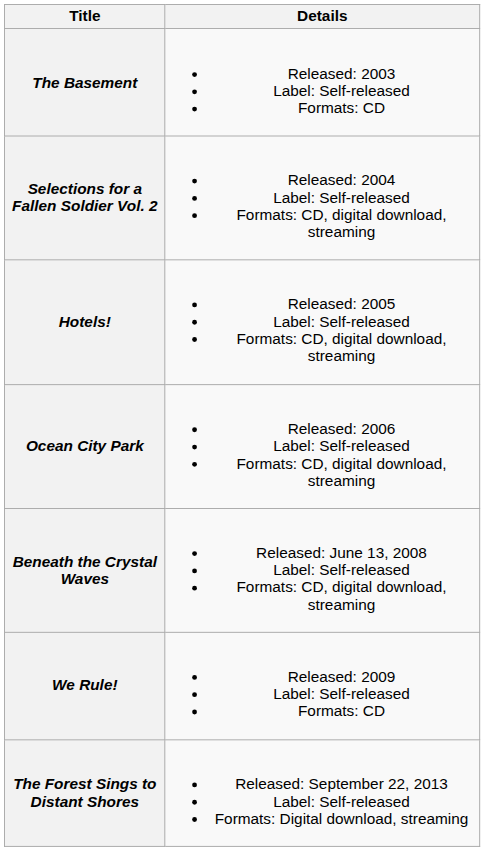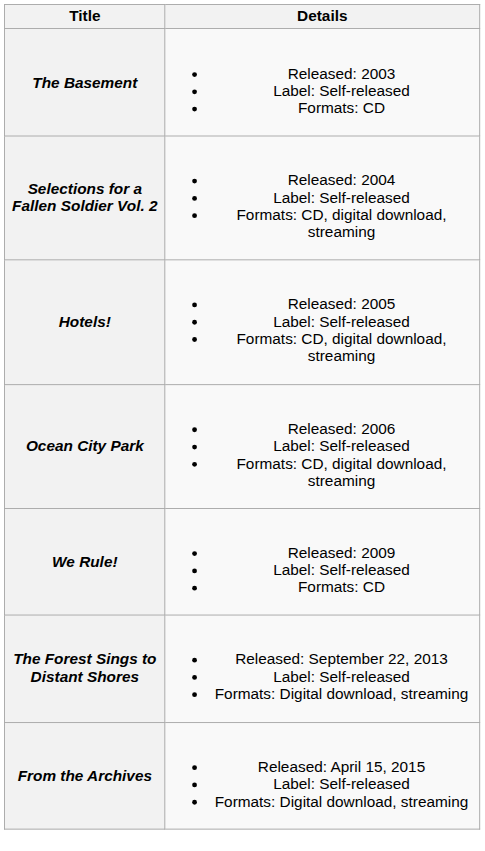- row: (85, 570)
+ row: (85, 775)
